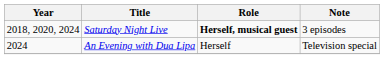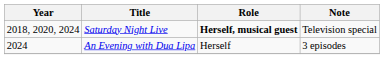(324, 29) 3 episodes -> (339, 29) Television special
(339, 45) Television special -> (324, 45) 3 episodes
